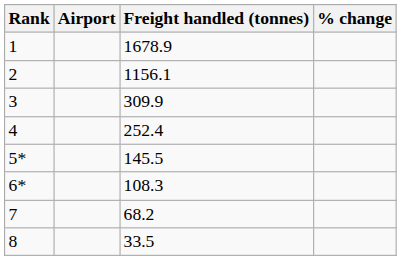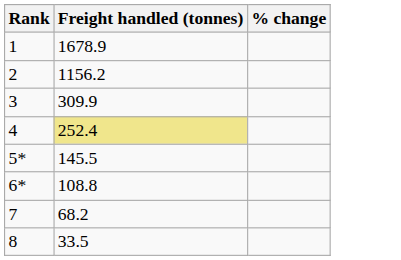- column: (87, 18)
(147, 74) 1156.1 -> (82, 74) 1156.2
(143, 130) no background -> (78, 130) khaki background
(143, 185) 108.3 -> (78, 185) 108.8
